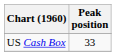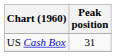(90, 42) 33 -> (90, 42) 31
